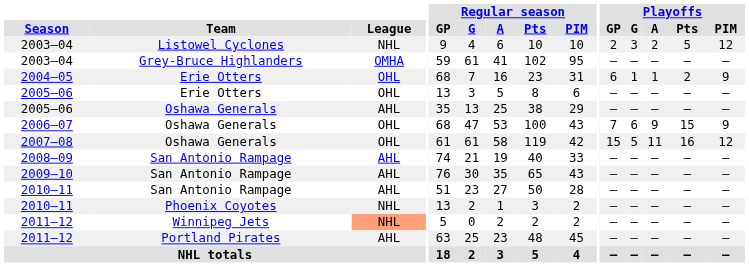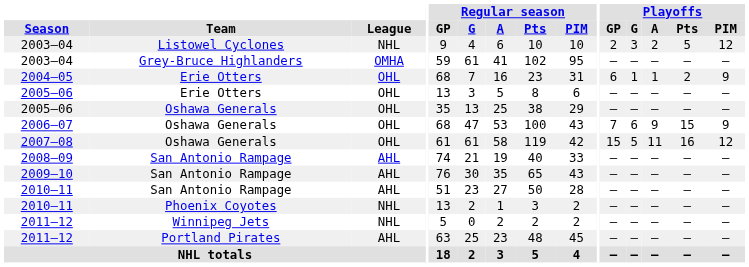(389, 109) AHL -> (389, 109) OHL
(389, 222) lightsalmon background -> (389, 222) no background
